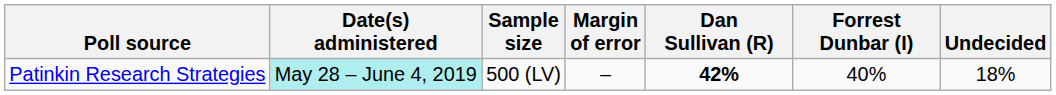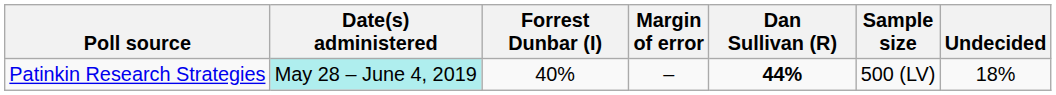columns swapped: (523, 32) <-> (866, 32)
(719, 74) 42% -> (782, 74) 44%
